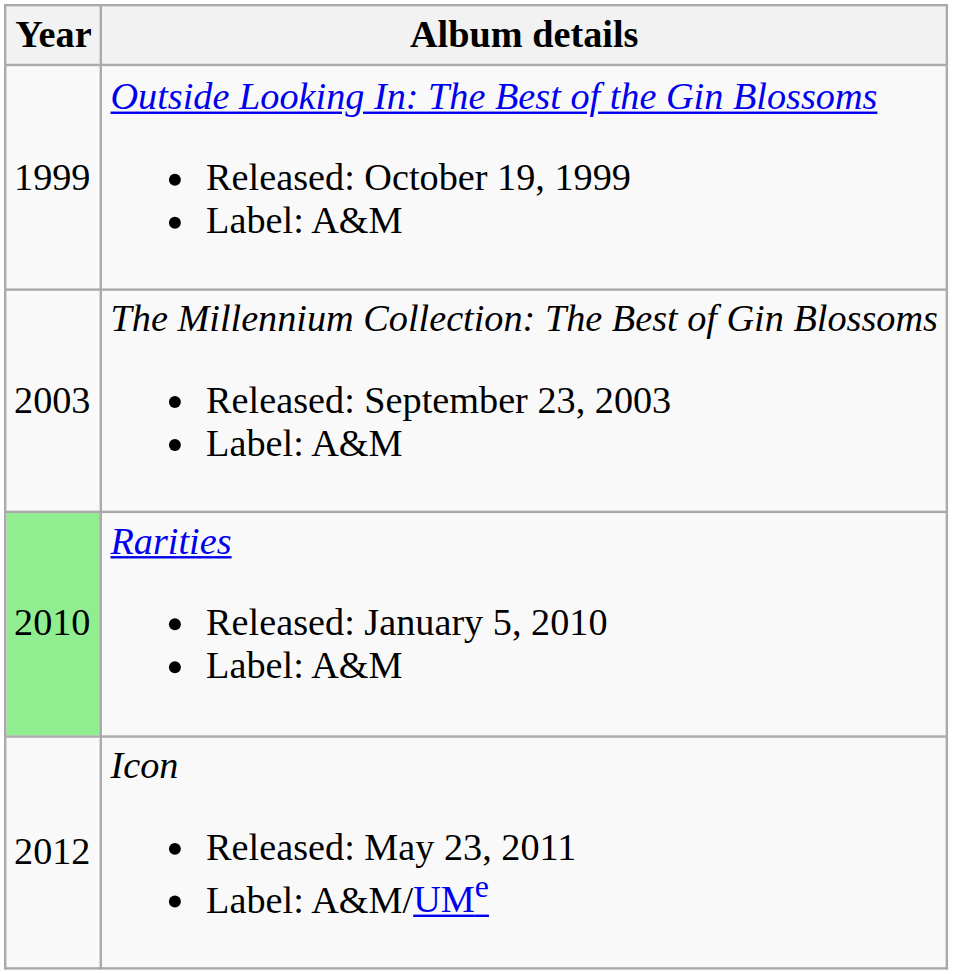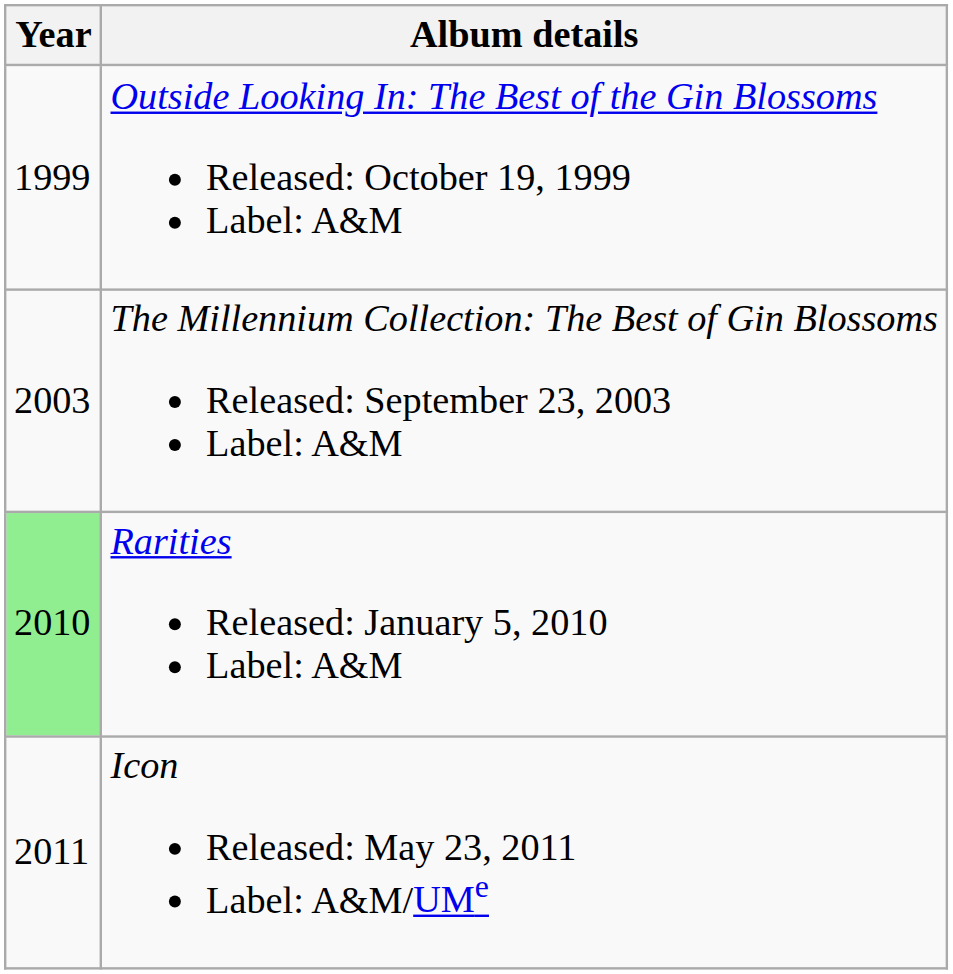(52, 851) 2012 -> (52, 851) 2011
